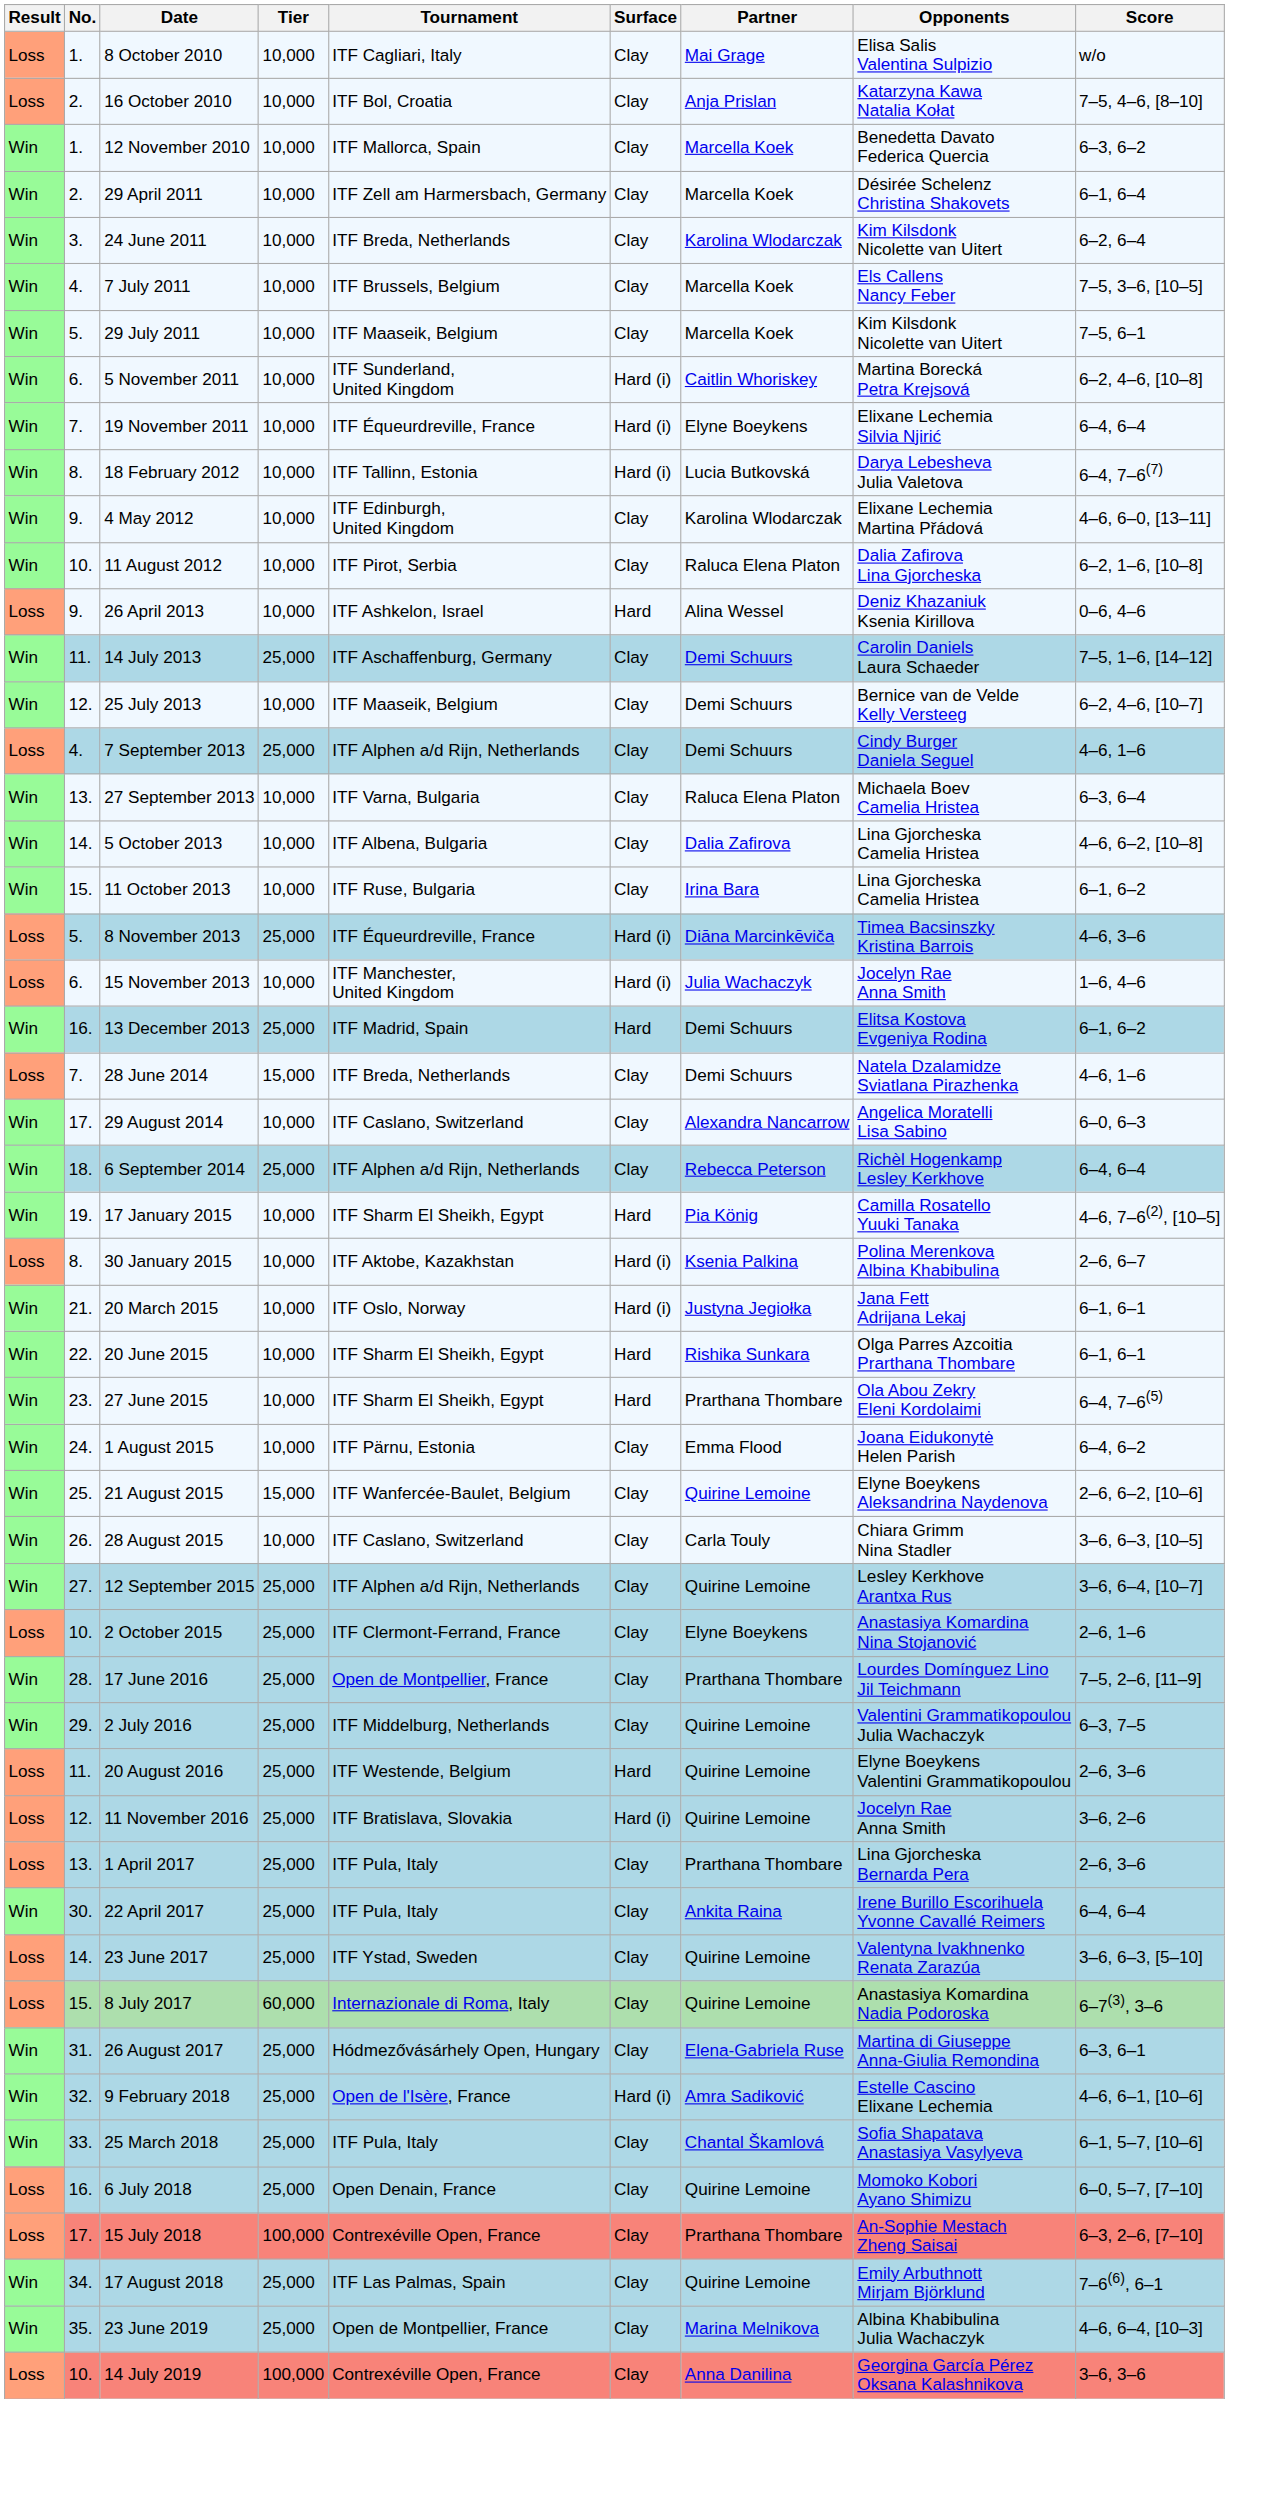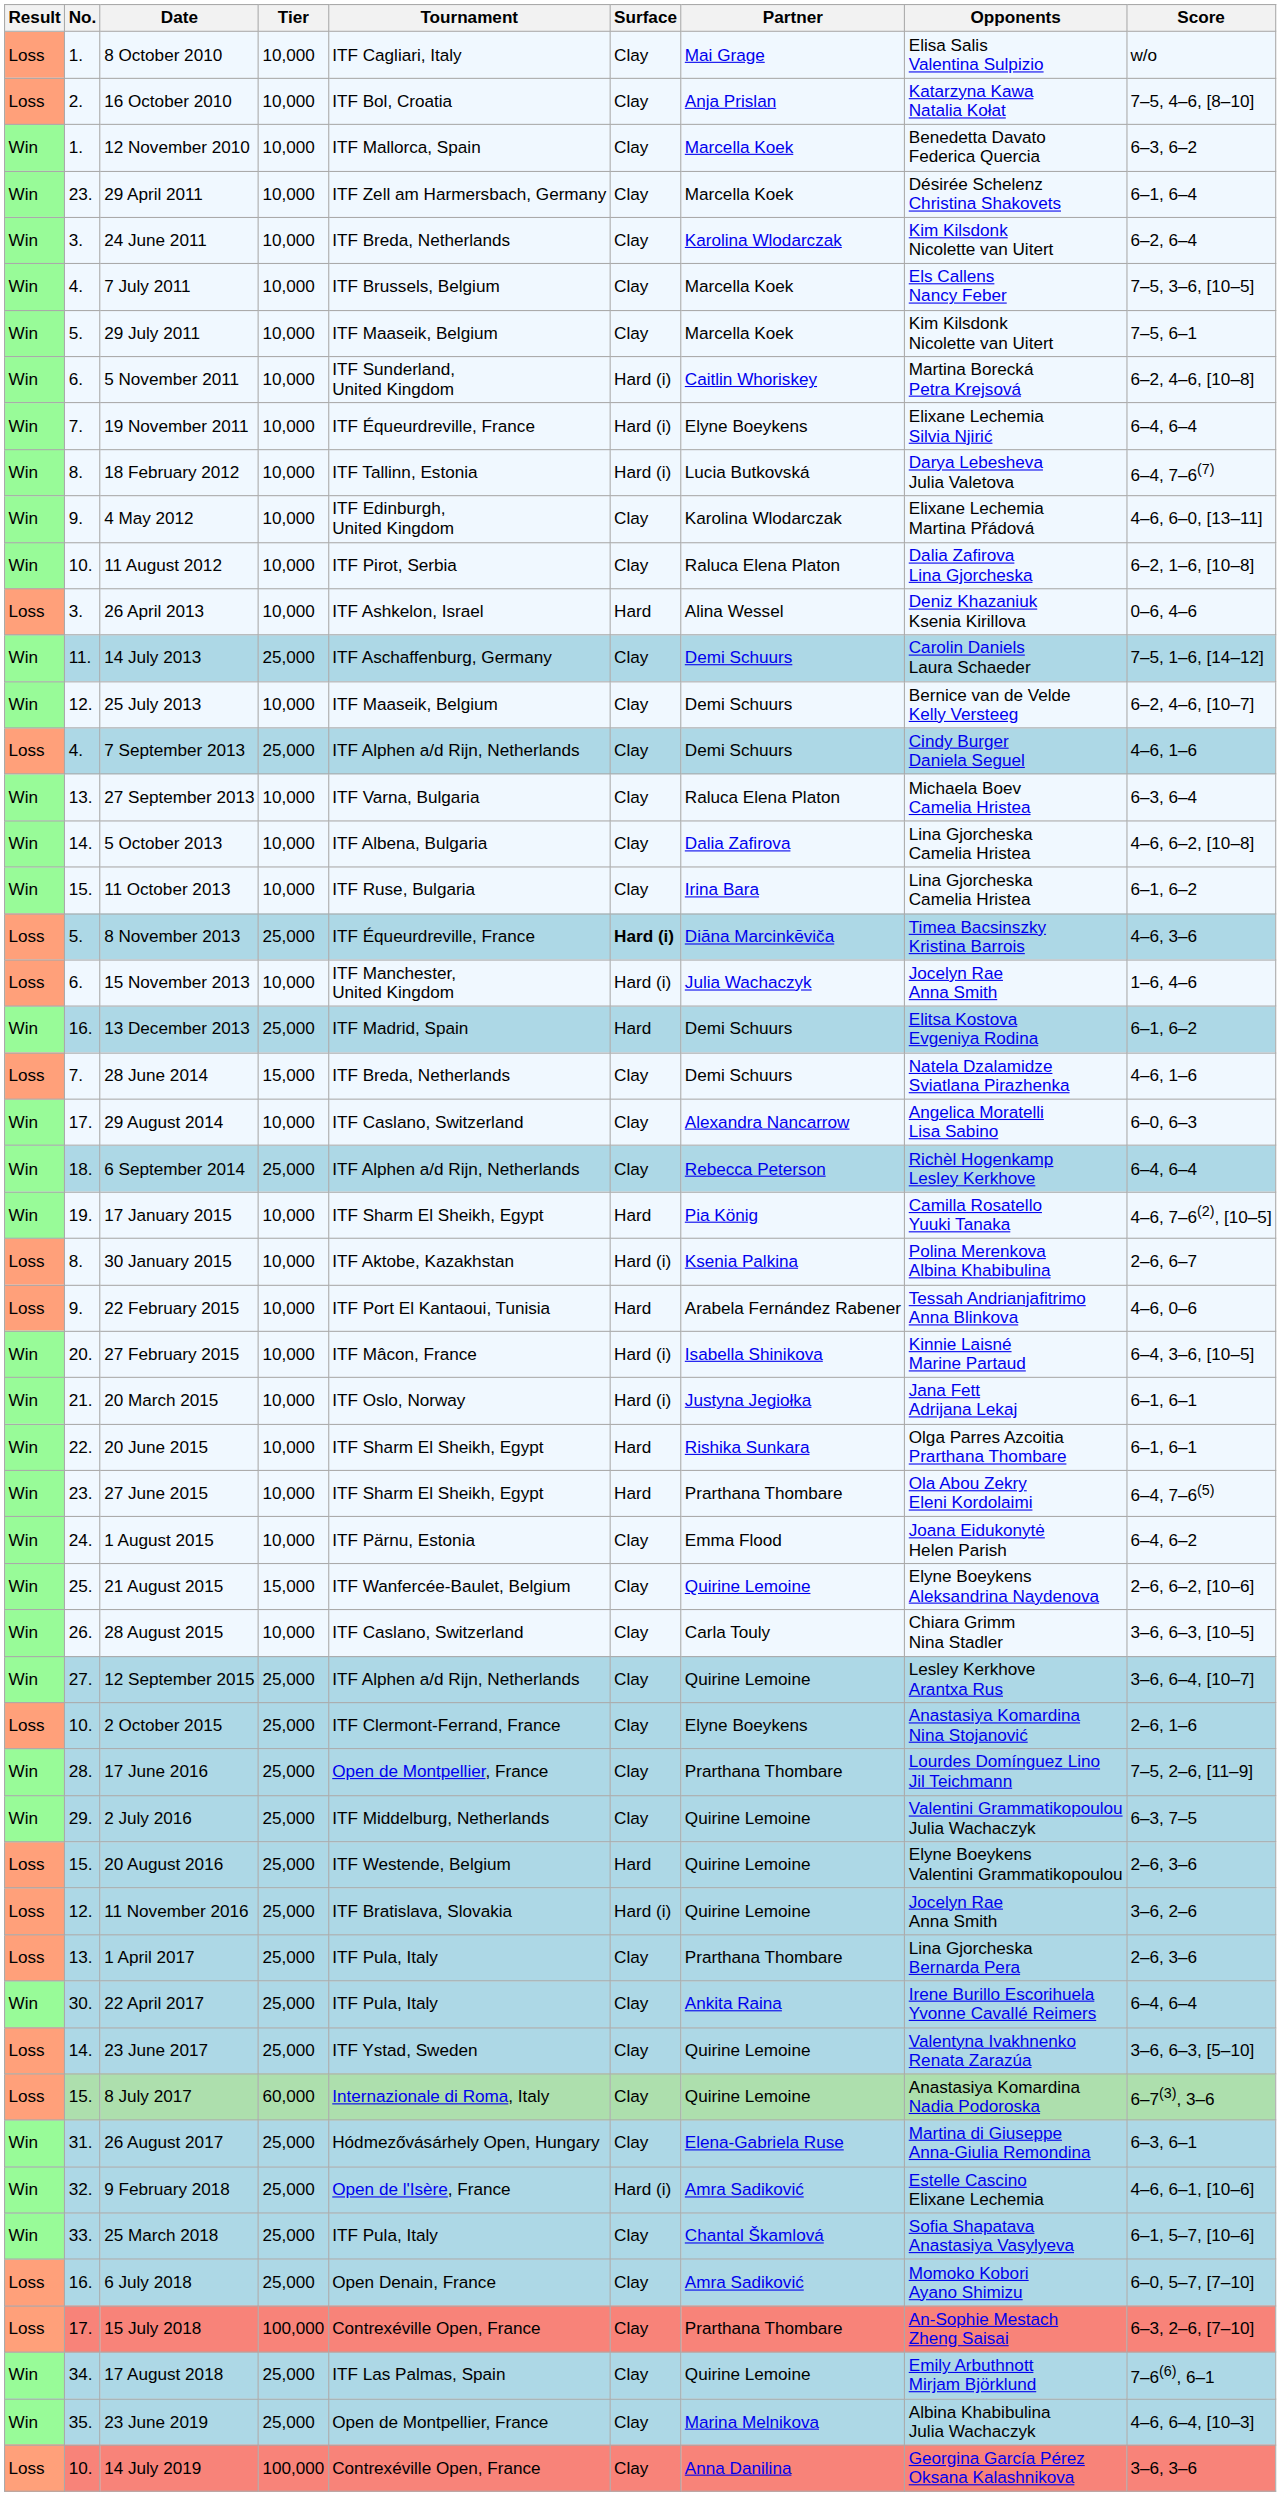(76, 194) 2. -> (81, 194) 23.
(76, 611) 9. -> (76, 611) 3.
(643, 936) normal -> (644, 936) bold
+ row: (172, 1307)
+ row: (172, 1354)
(80, 1772) 11. -> (81, 1864) 15.
(748, 2189) Quirine Lemoine -> (744, 2282) Amra Sadiković
